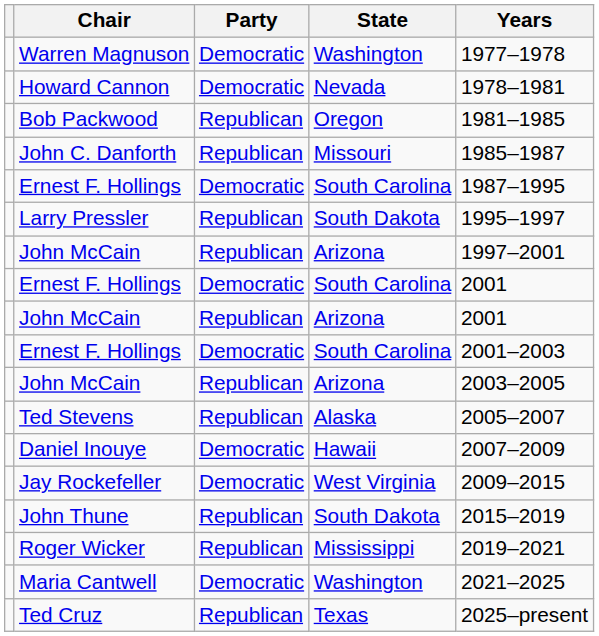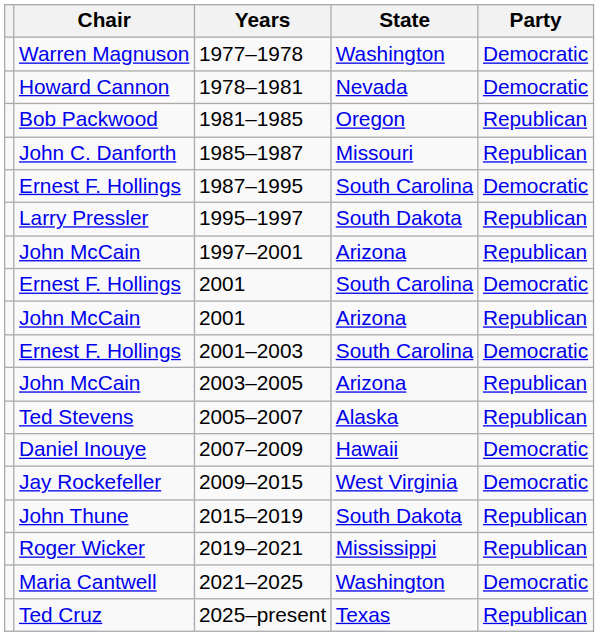columns swapped: (252, 20) <-> (525, 20)
